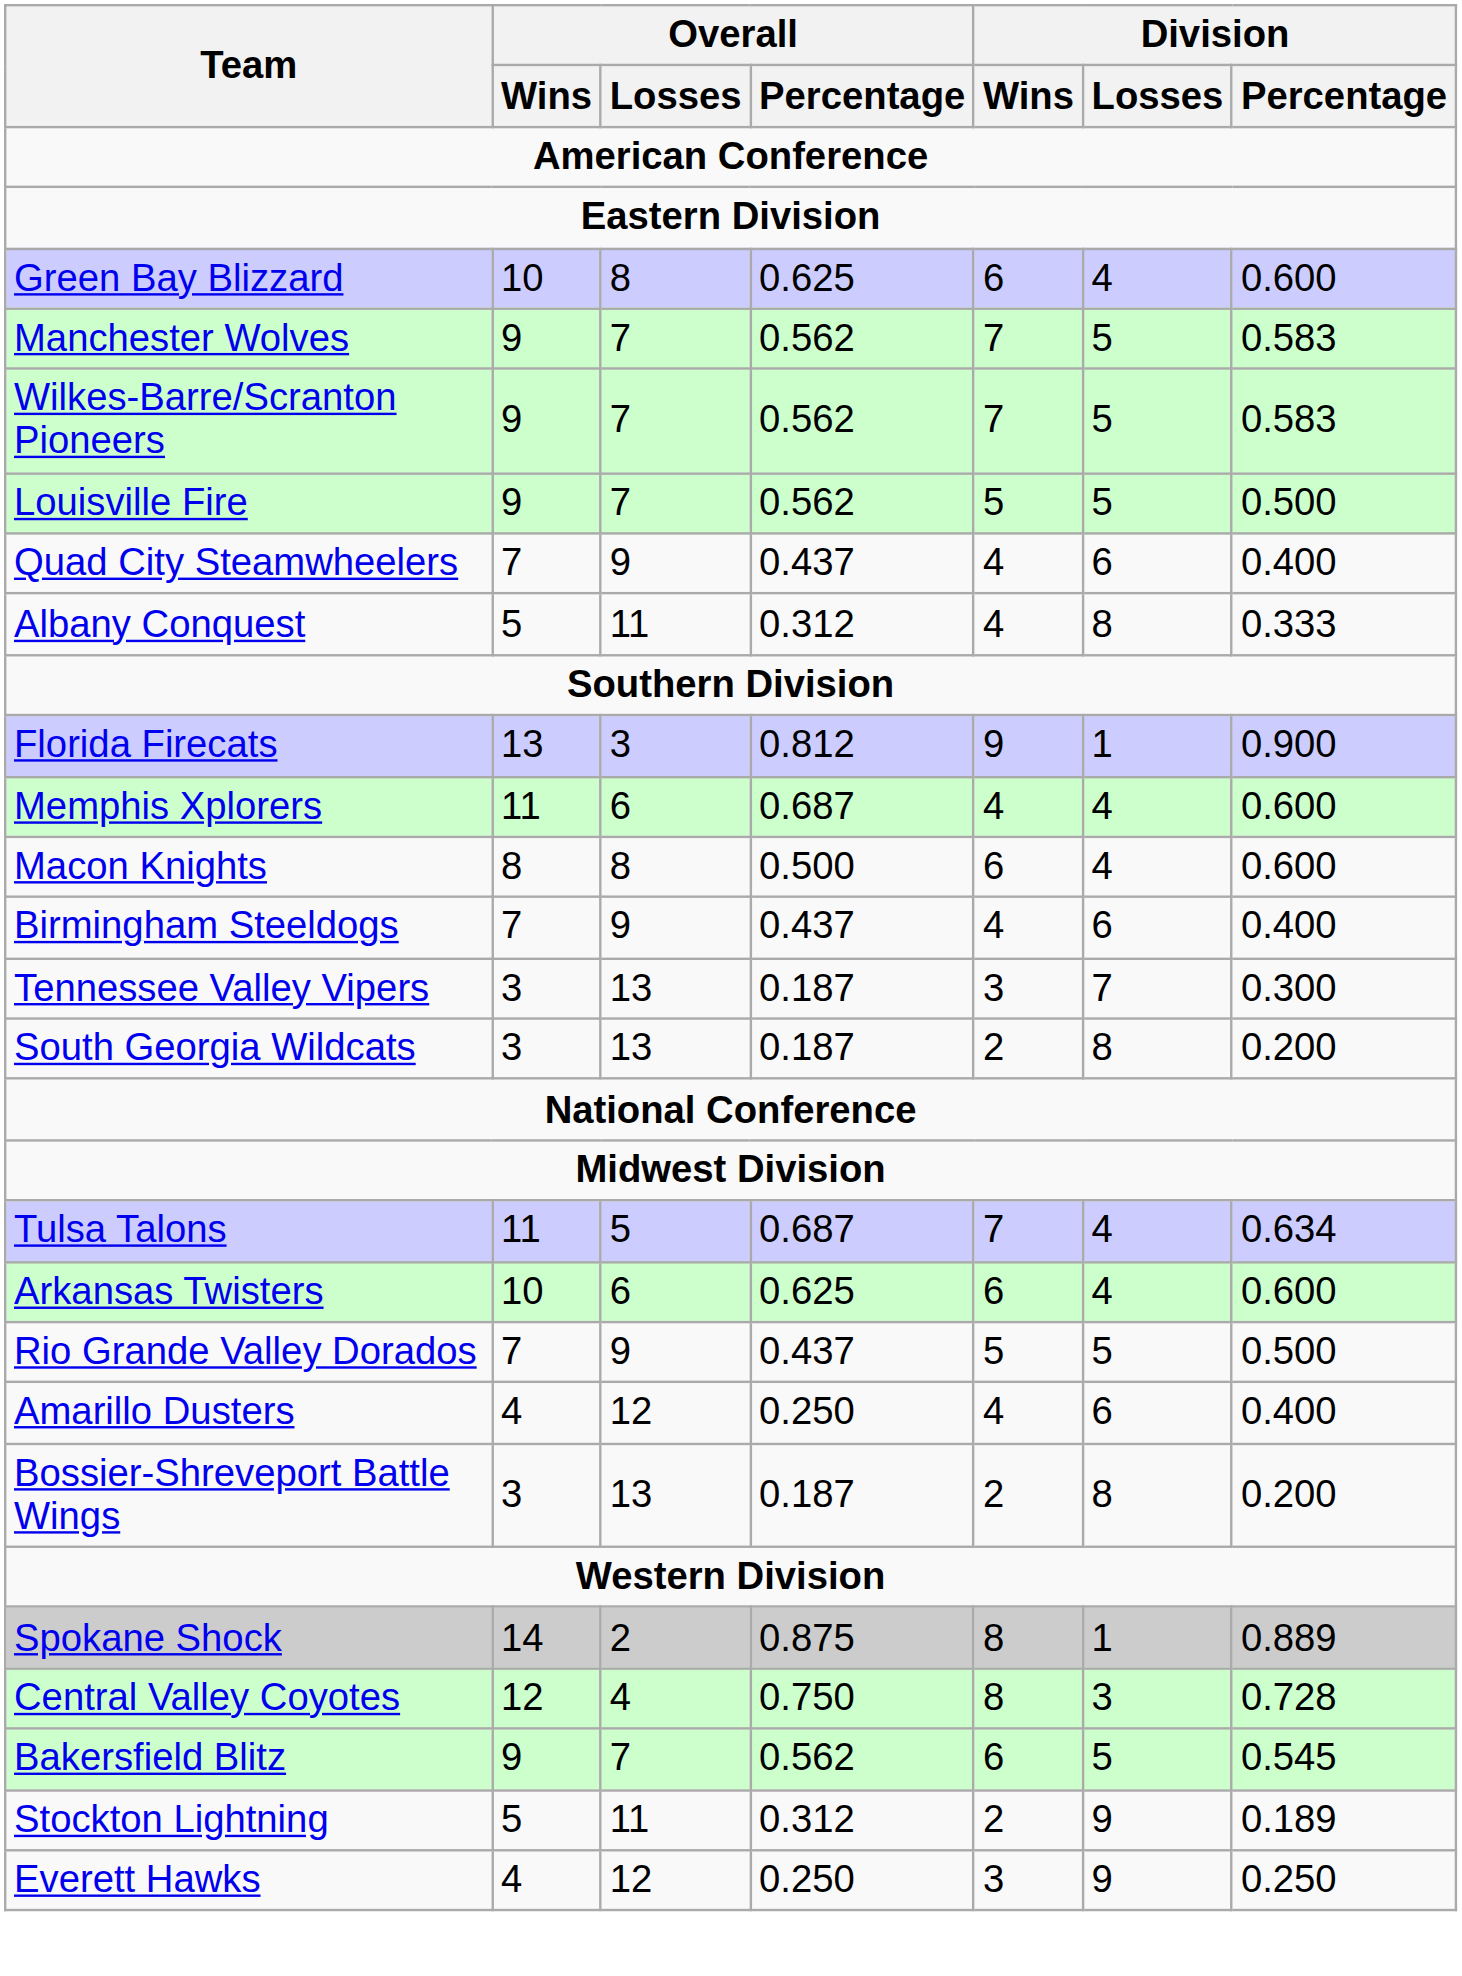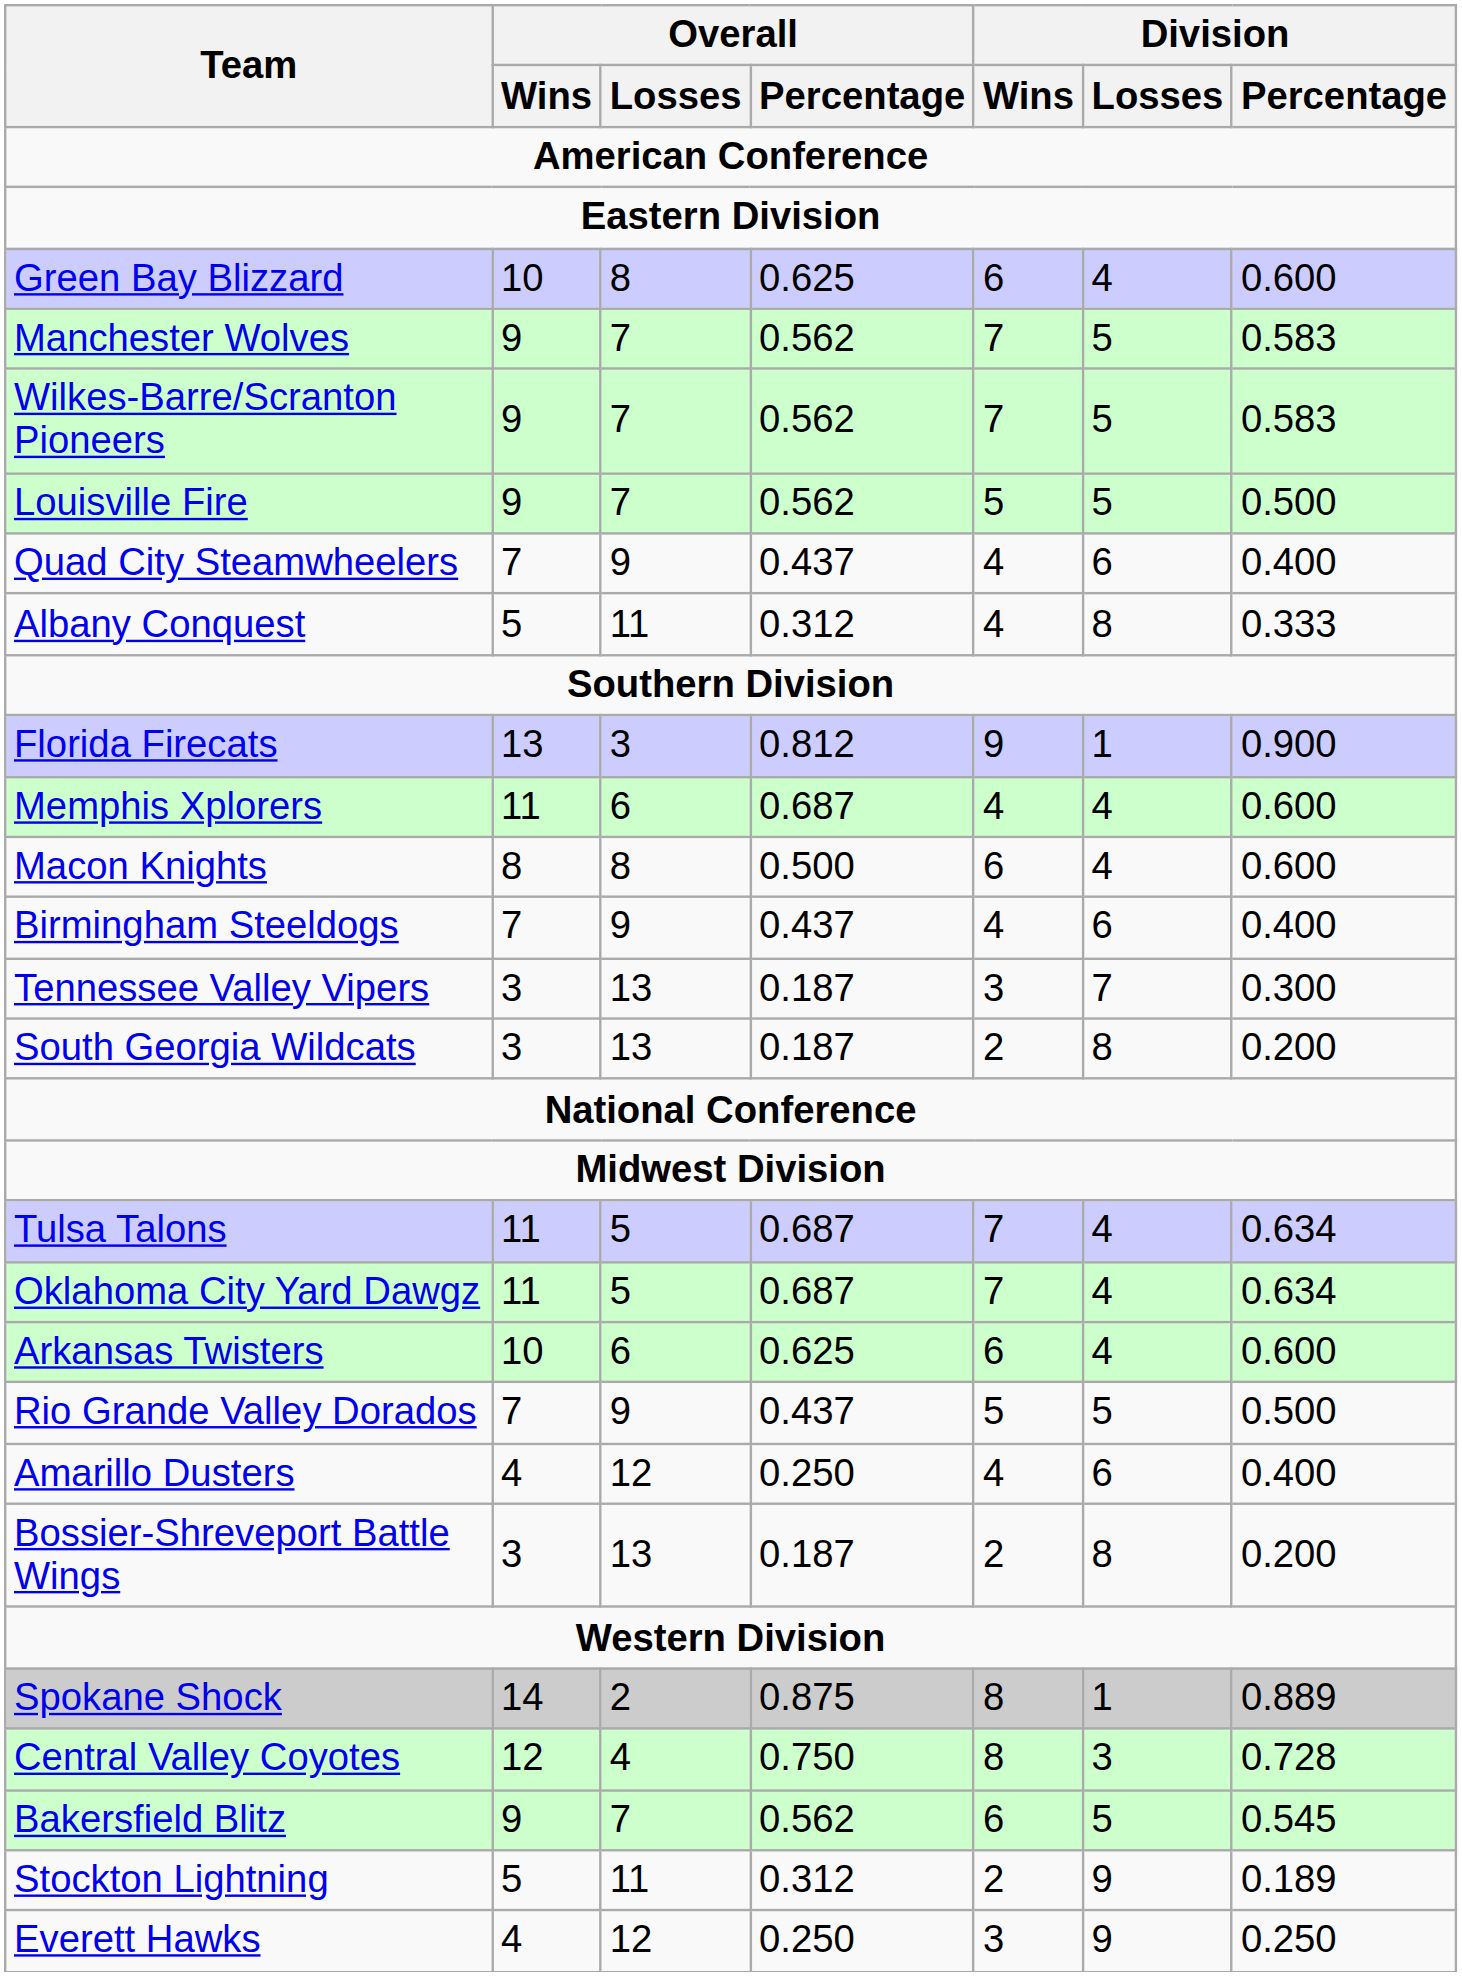+ row: (247, 1290)
